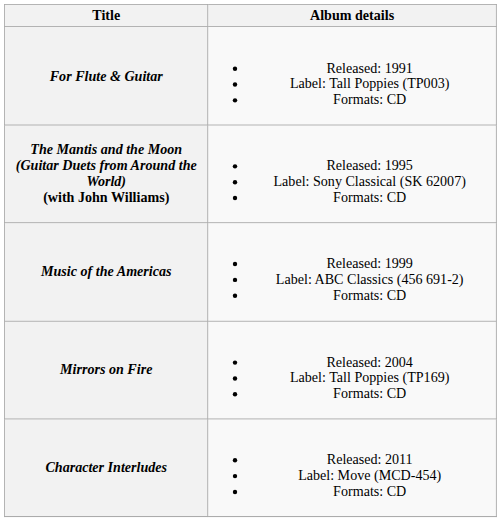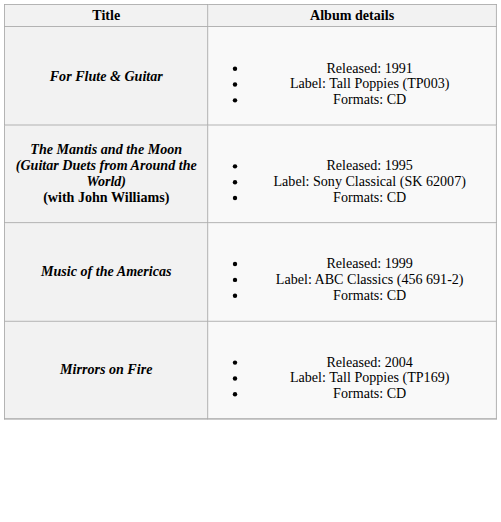- row: (106, 467)
